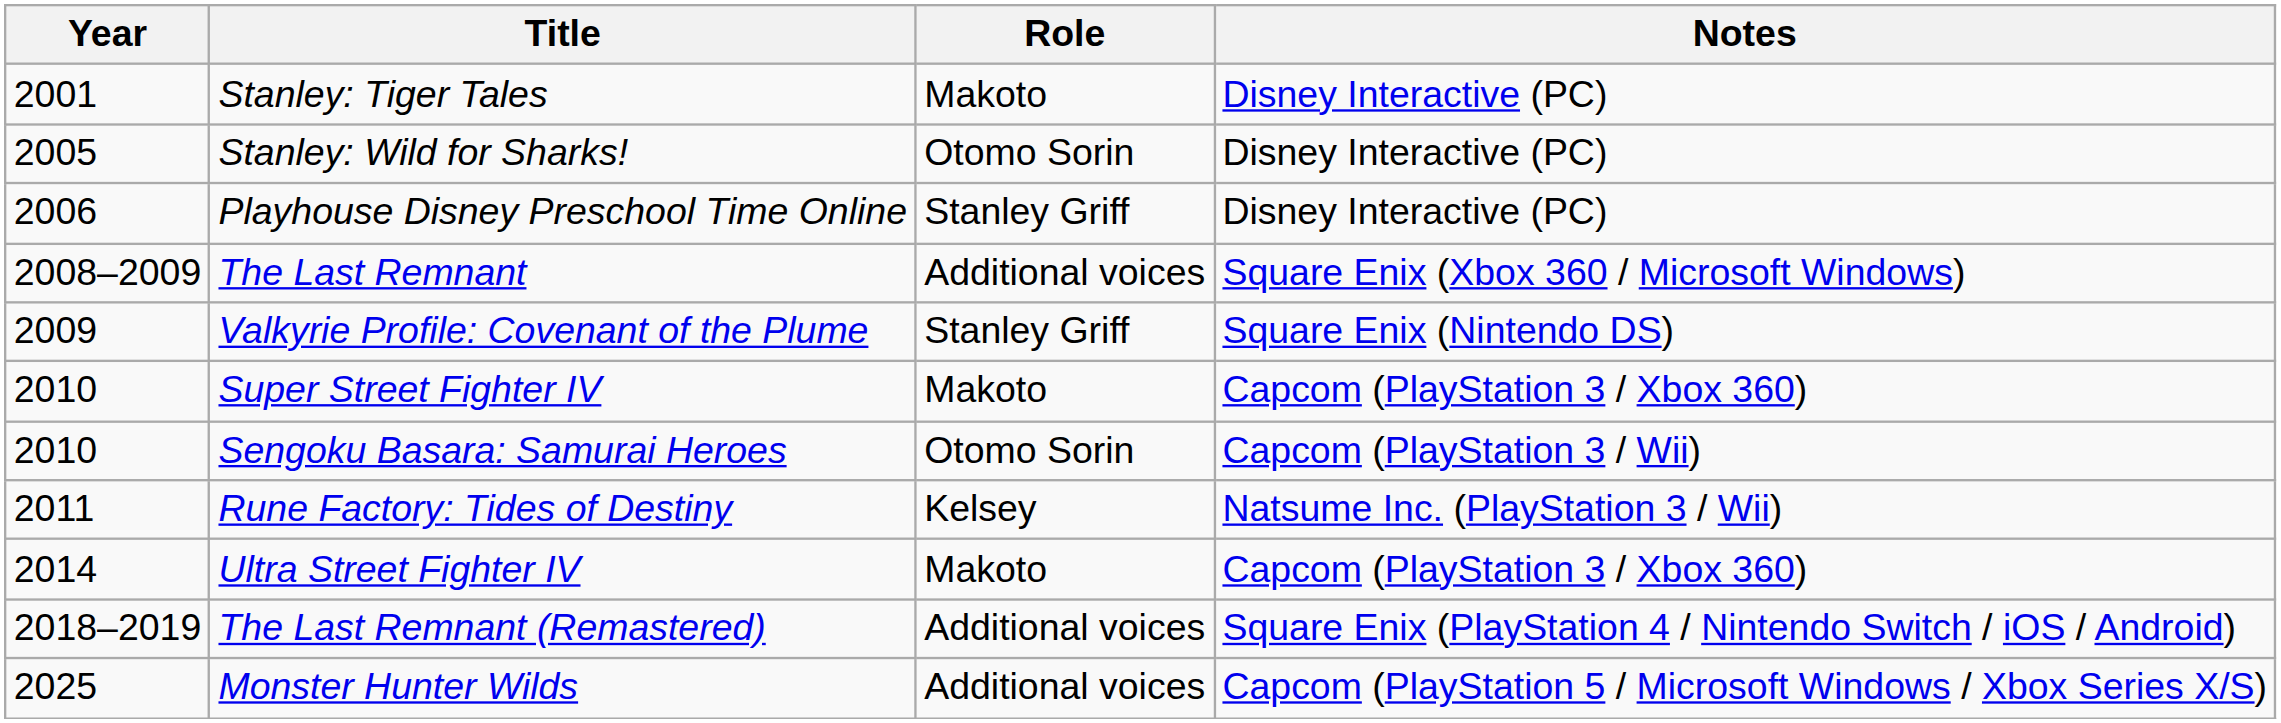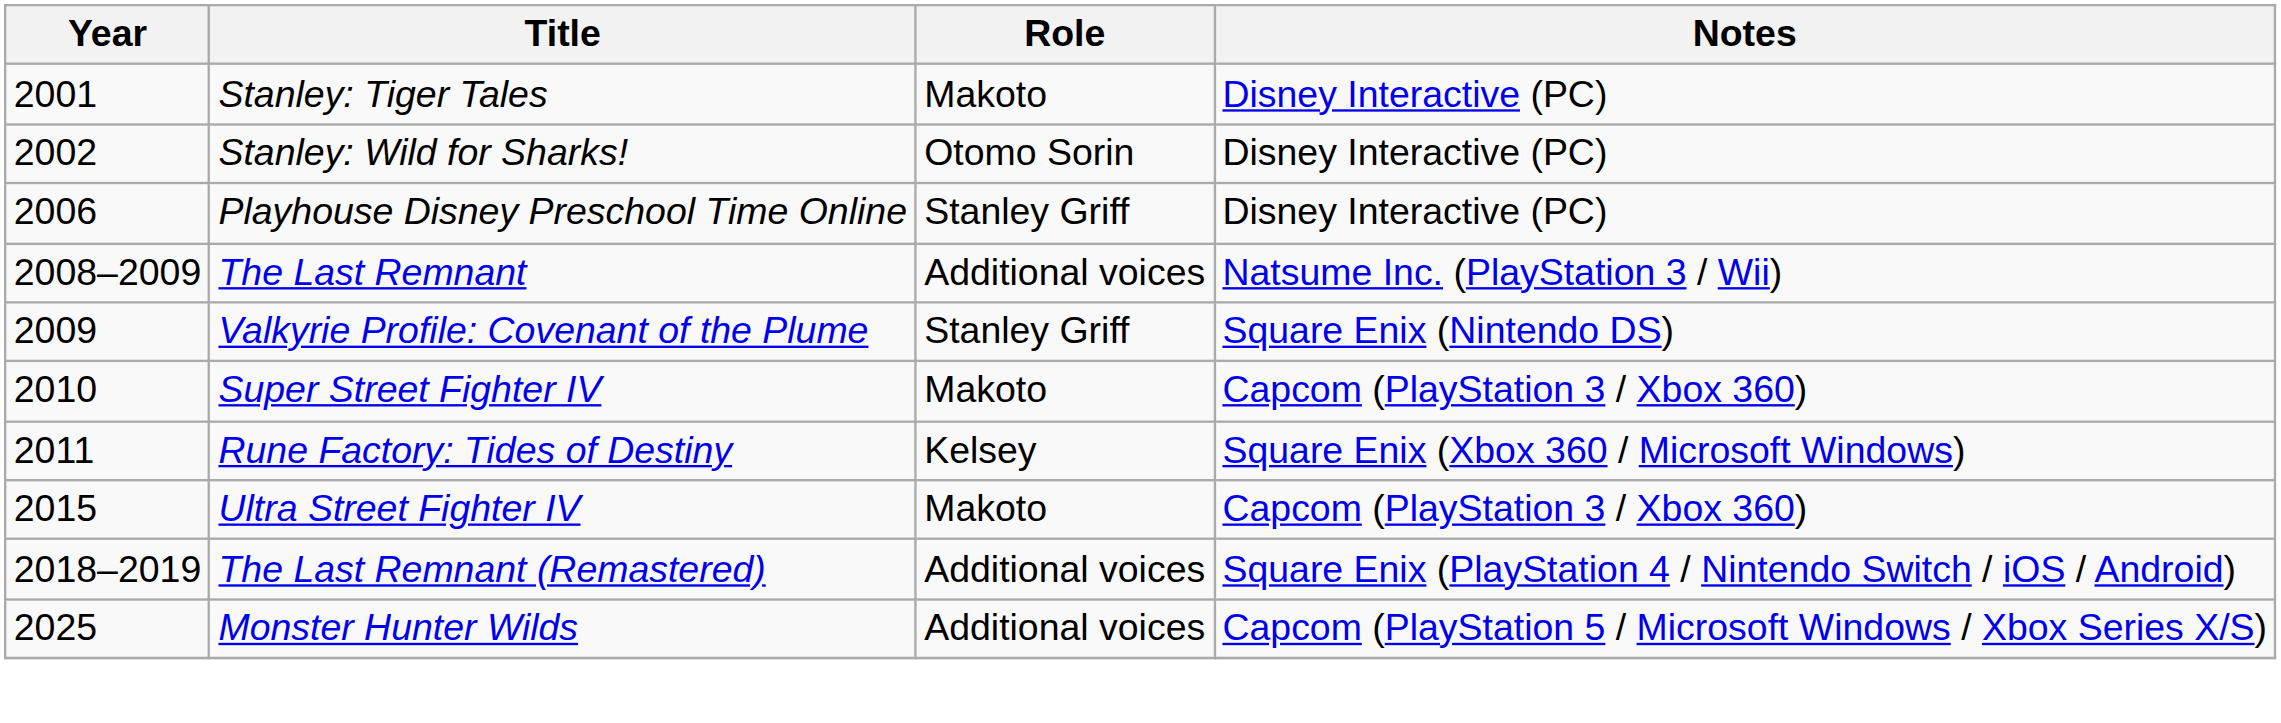(55, 152) 2005 -> (55, 152) 2002
(1594, 271) Square Enix (Xbox 360 / Microsoft Windows) -> (1502, 271) Natsume Inc. (PlayStation 3 / Wii)
- row: (503, 449)
(1502, 509) Natsume Inc. (PlayStation 3 / Wii) -> (1594, 449) Square Enix (Xbox 360 / Microsoft Windows)
(55, 568) 2014 -> (55, 509) 2015
